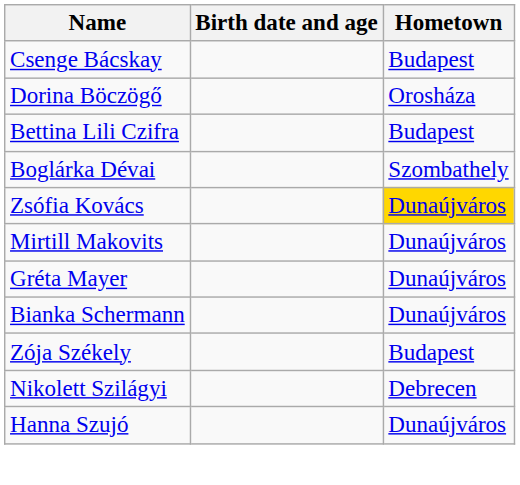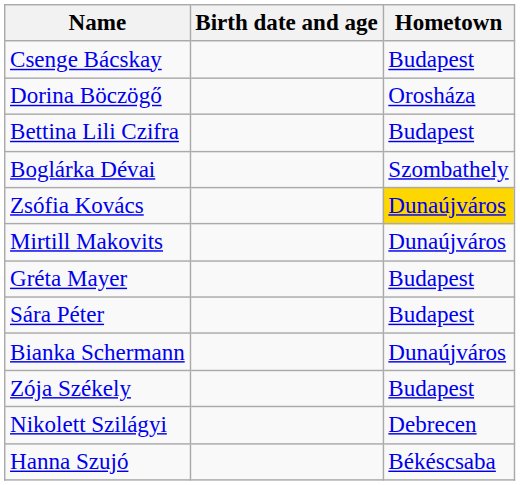(447, 278) Dunaújváros -> (431, 278) Budapest
+ row: (57, 315)
(447, 424) Dunaújváros -> (442, 461) Békéscsaba
